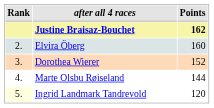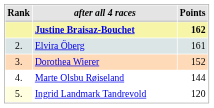(198, 46) 160 -> (198, 46) 161
